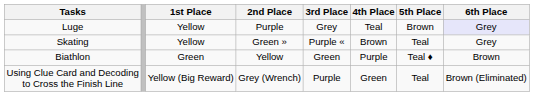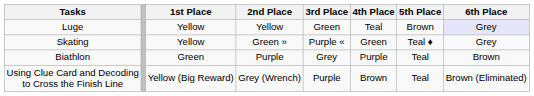(270, 27) Purple -> (270, 27) Yellow
(327, 27) Grey -> (327, 27) Green
(374, 42) Brown -> (374, 42) Green
(420, 42) Teal -> (420, 42) Teal ♦
(270, 57) Yellow -> (270, 57) Purple
(327, 57) Green -> (327, 57) Grey
(420, 57) Teal ♦ -> (420, 57) Teal
(374, 78) Green -> (374, 78) Brown
